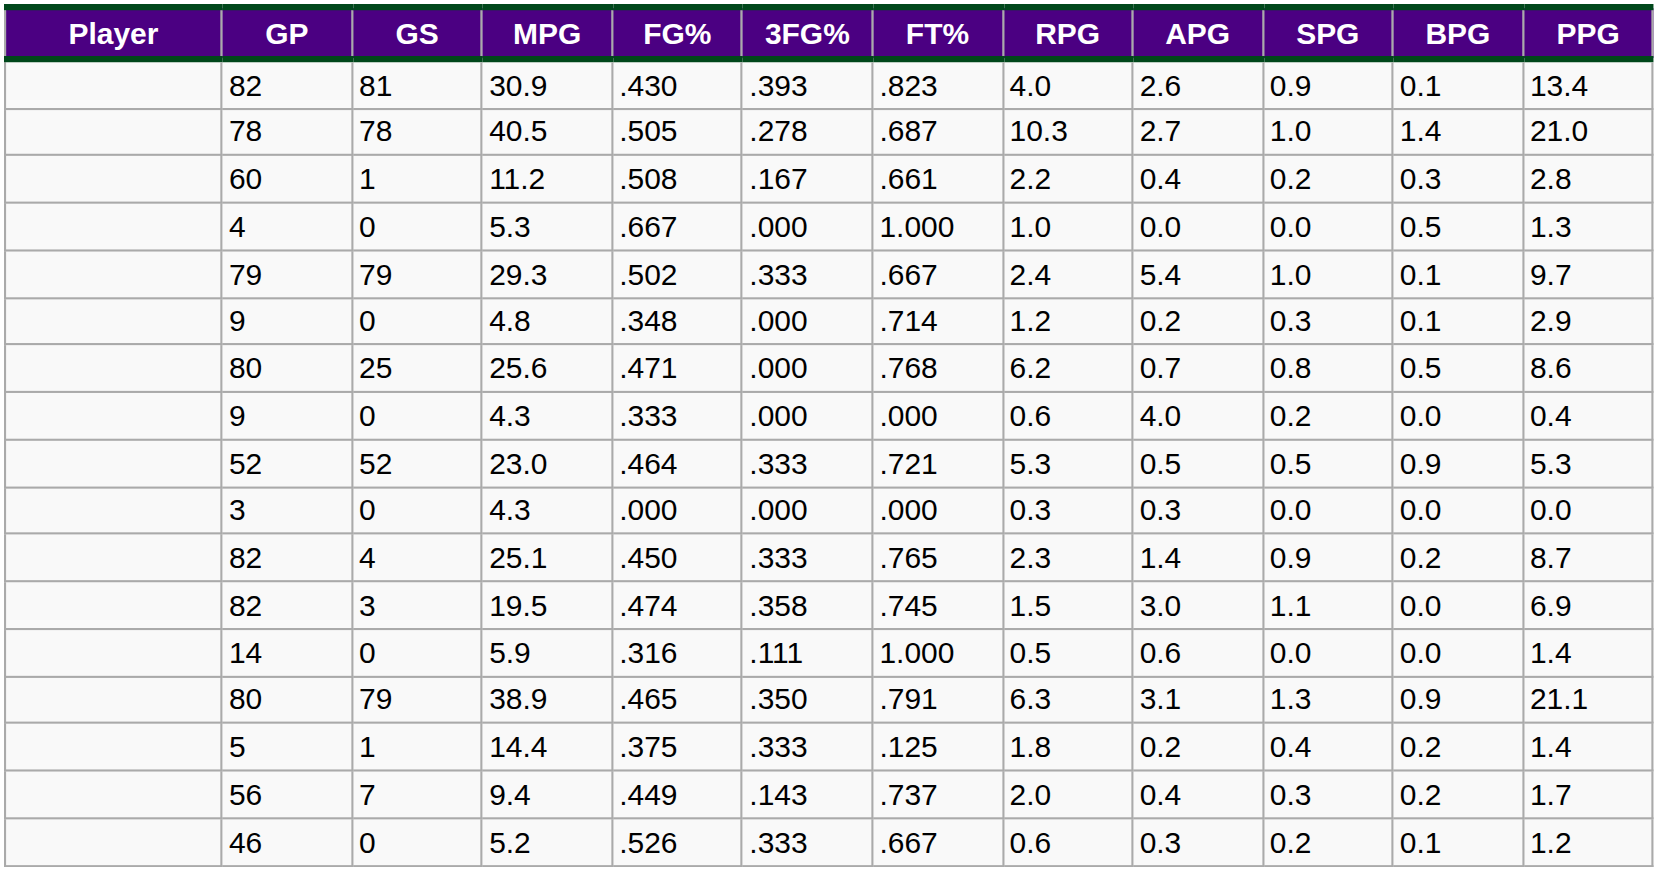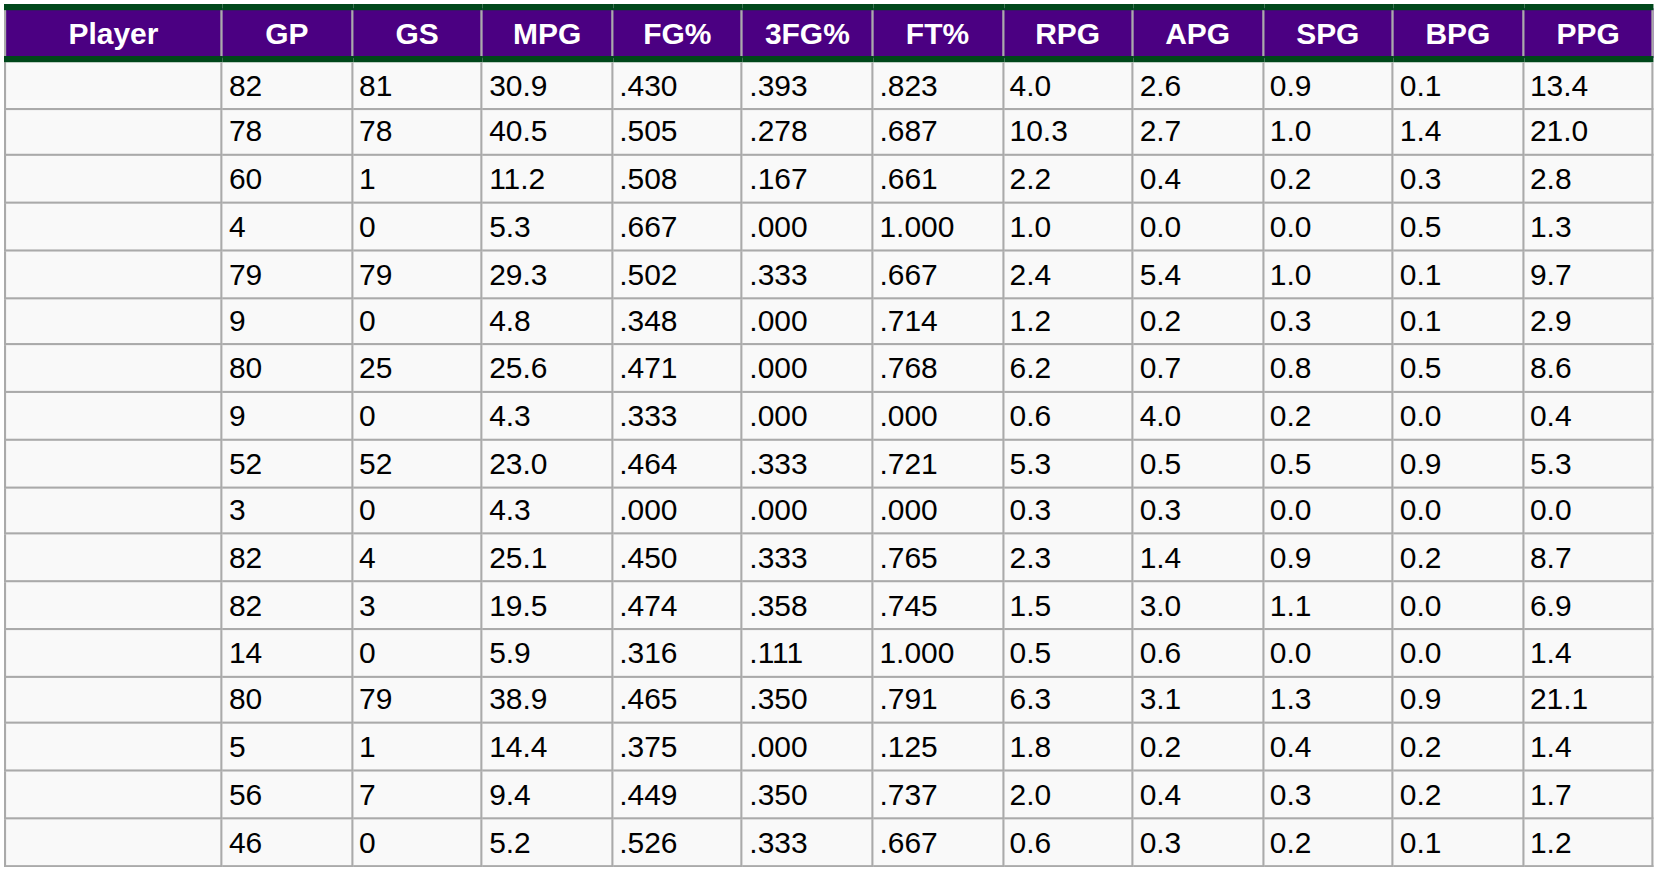(778, 747) .333 -> (778, 747) .000
(778, 795) .143 -> (778, 795) .350
